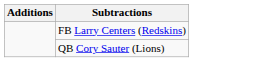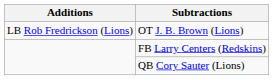+ row: (191, 30)
